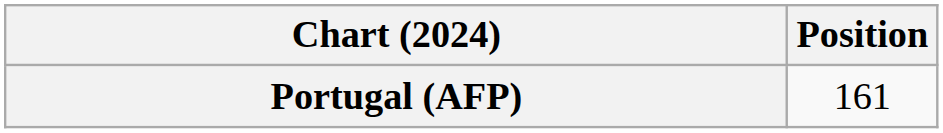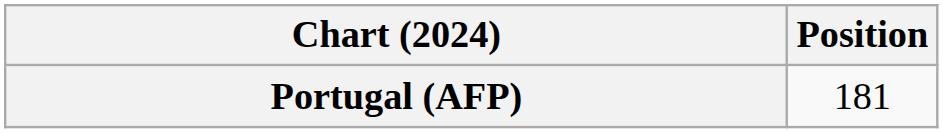(862, 95) 161 -> (862, 95) 181
